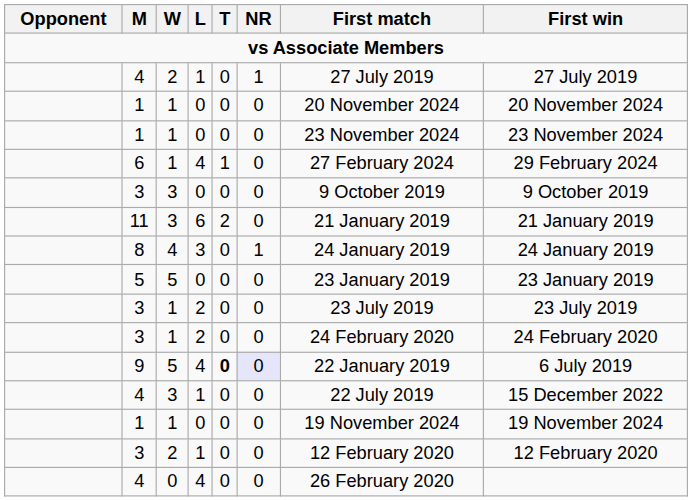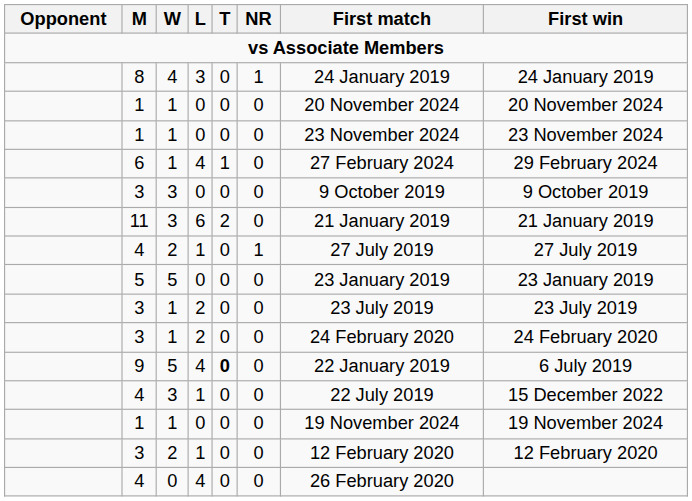rows swapped: (139, 250) <-> (139, 76)
(259, 366) lavender background -> (259, 366) no background
